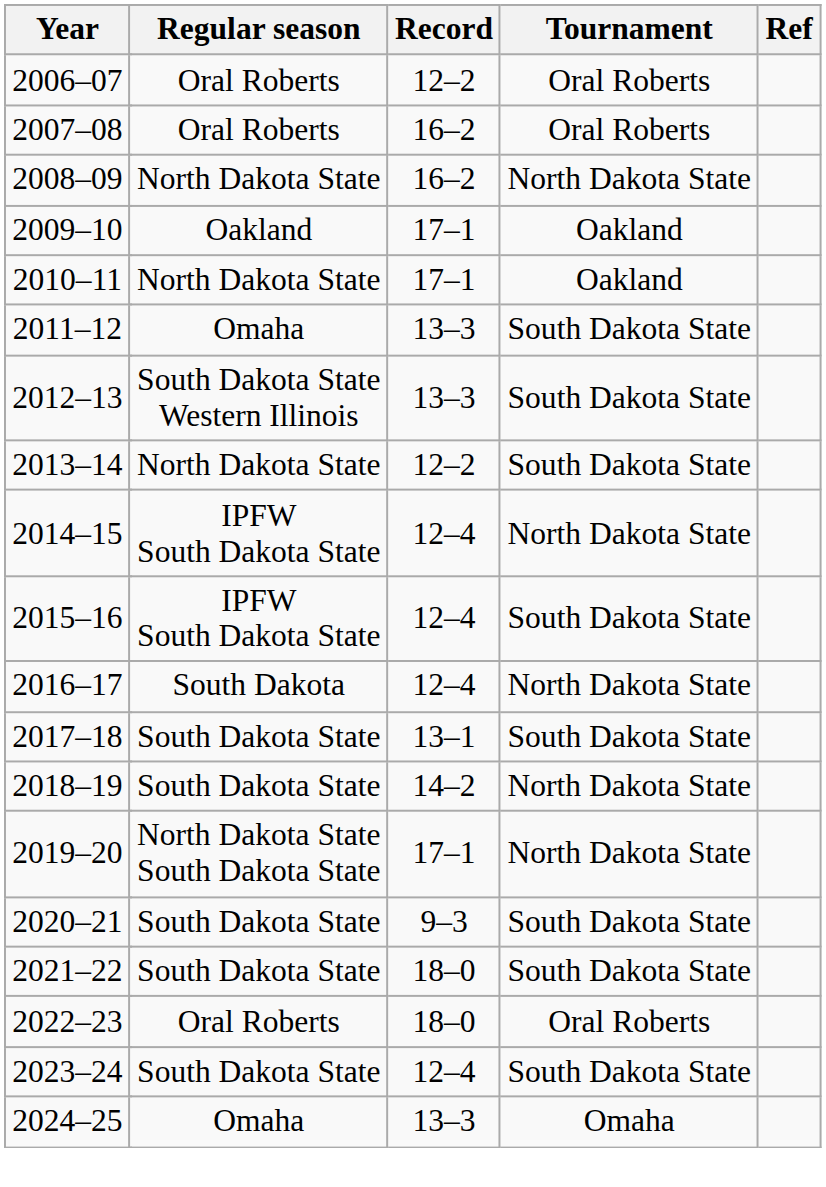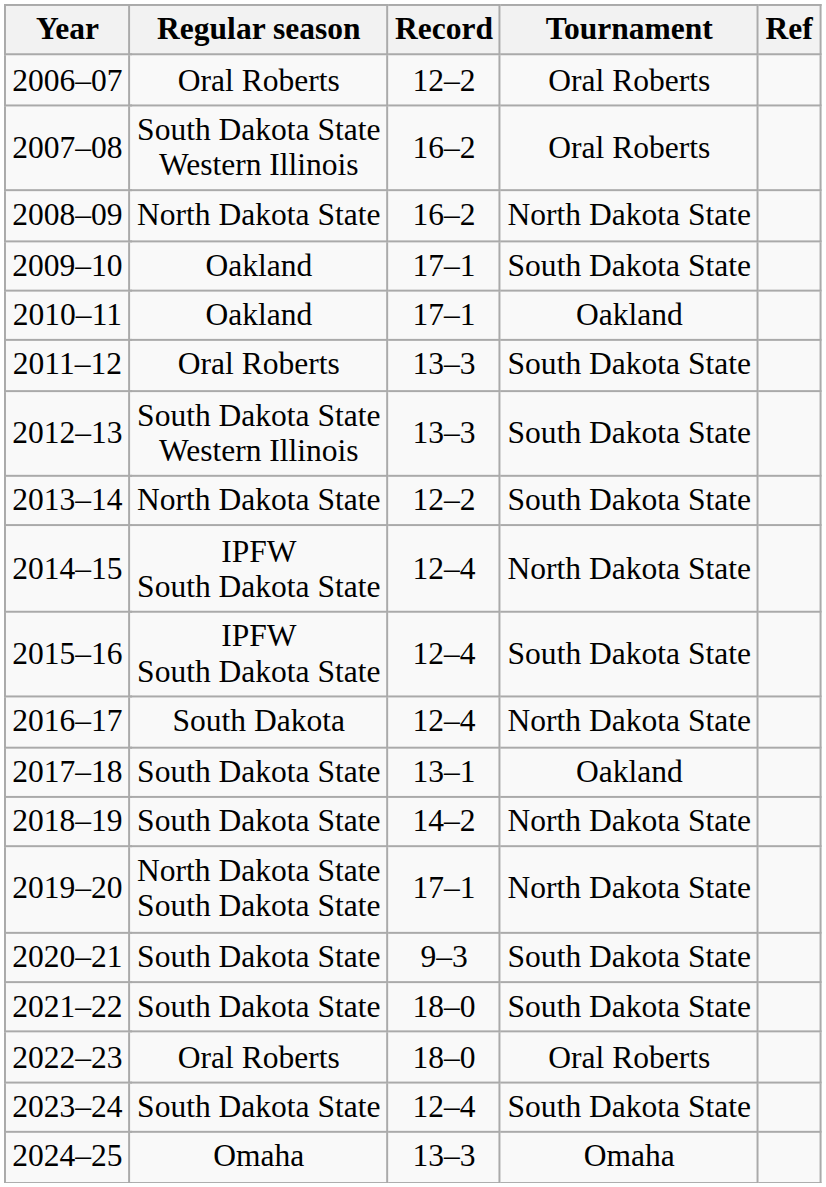(259, 129) Oral Roberts -> (259, 147) South Dakota State Western Illinois
(629, 229) Oakland -> (629, 264) South Dakota State
(259, 279) North Dakota State -> (259, 314) Oakland
(259, 329) Omaha -> (259, 364) Oral Roberts
(629, 735) South Dakota State -> (629, 771) Oakland
